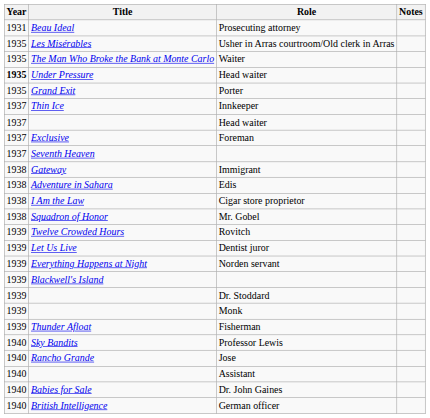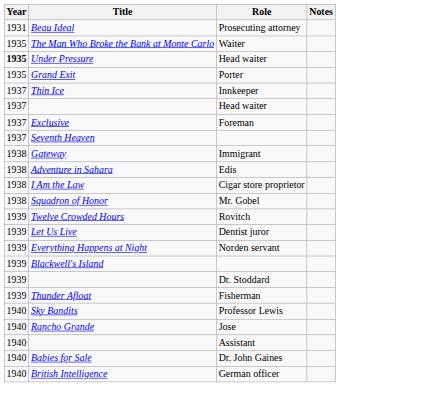- row: (61, 43)
- row: (123, 311)
